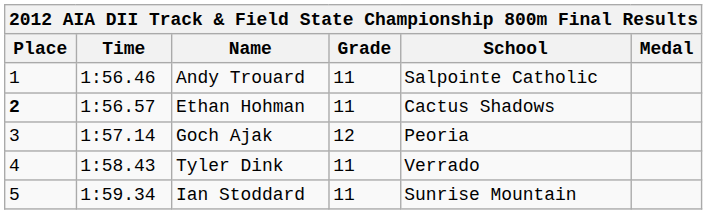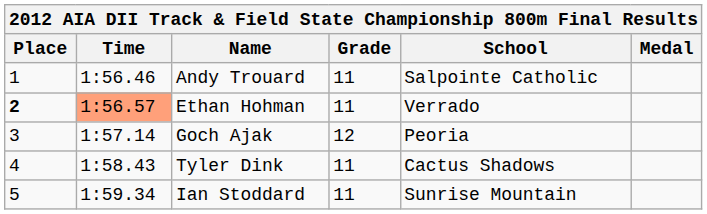(118, 107) no background -> (118, 107) lightsalmon background
(480, 107) Cactus Shadows -> (442, 107) Verrado
(442, 166) Verrado -> (480, 166) Cactus Shadows
